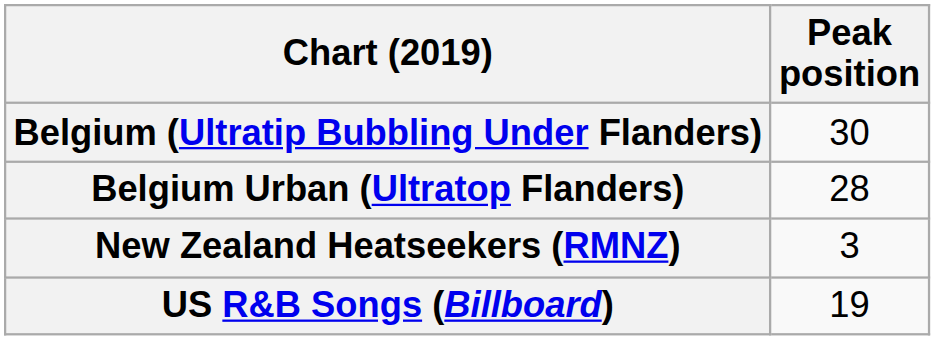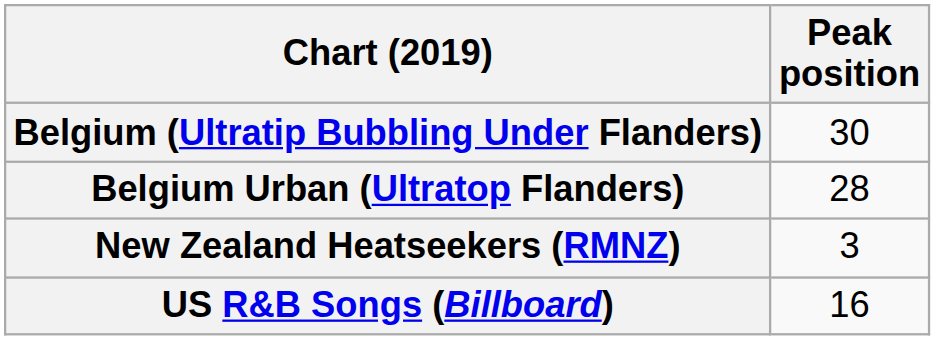(849, 304) 19 -> (849, 304) 16
